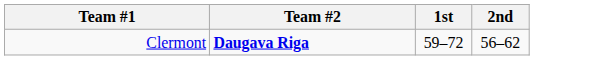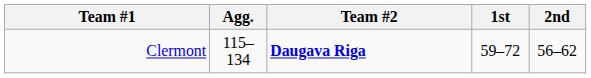+ column: (238, 17)
